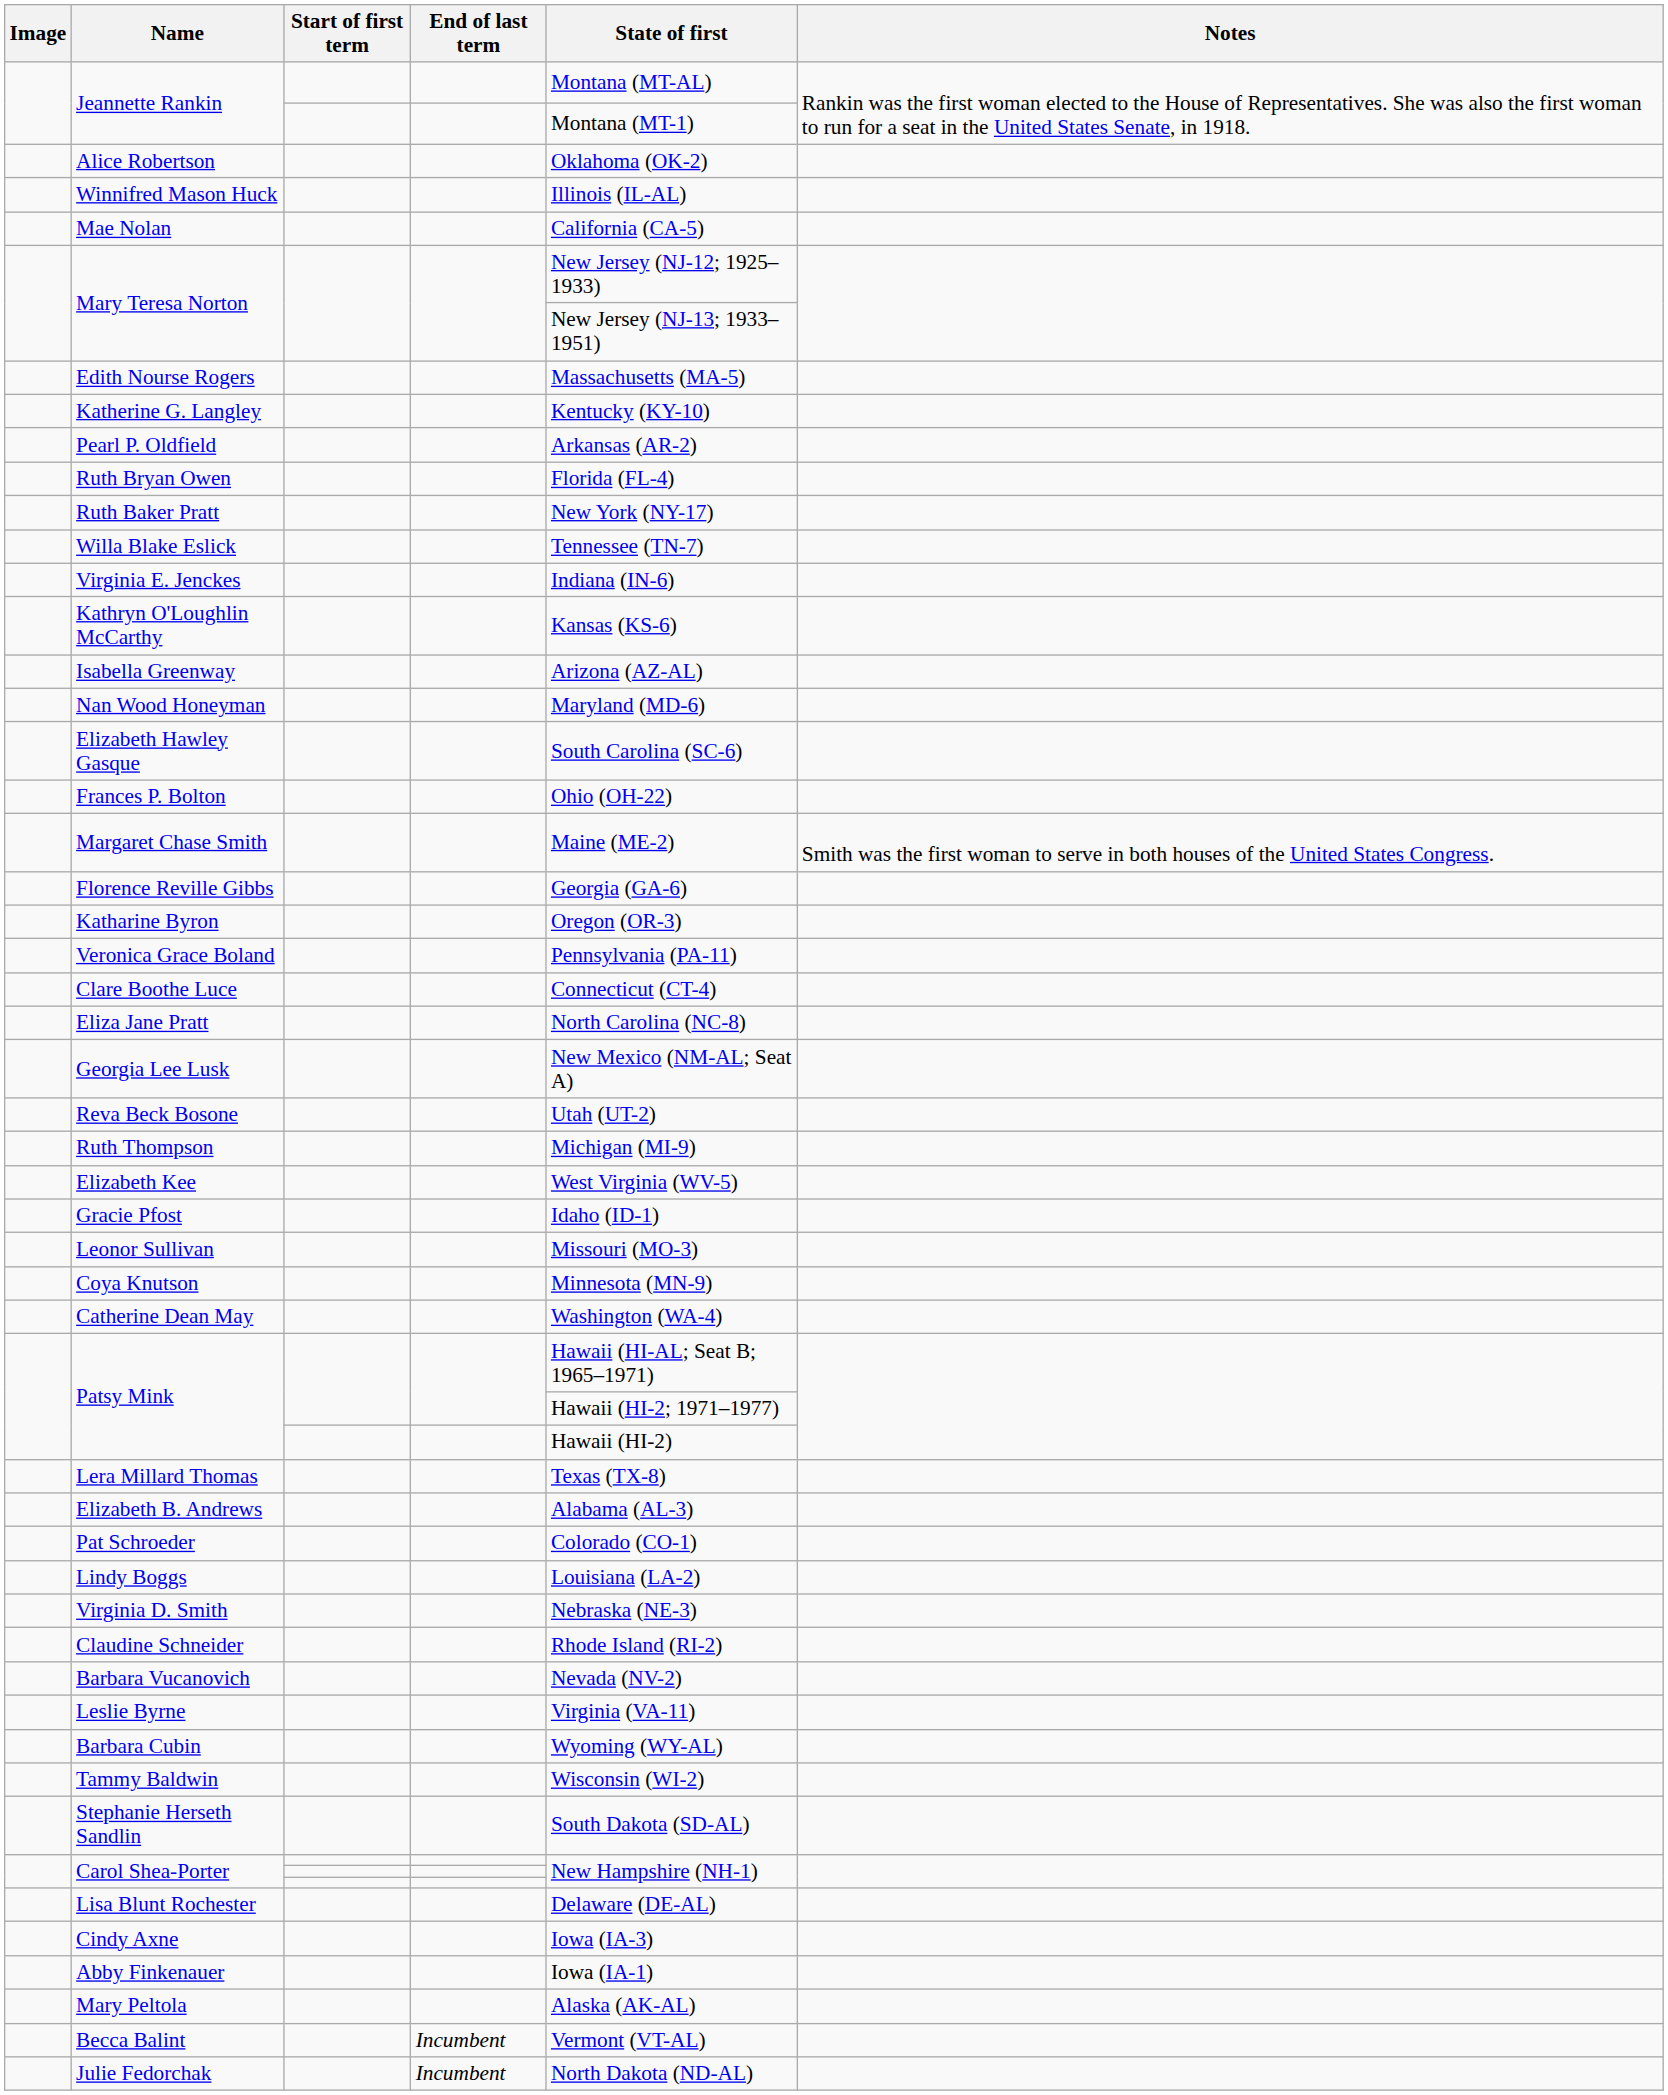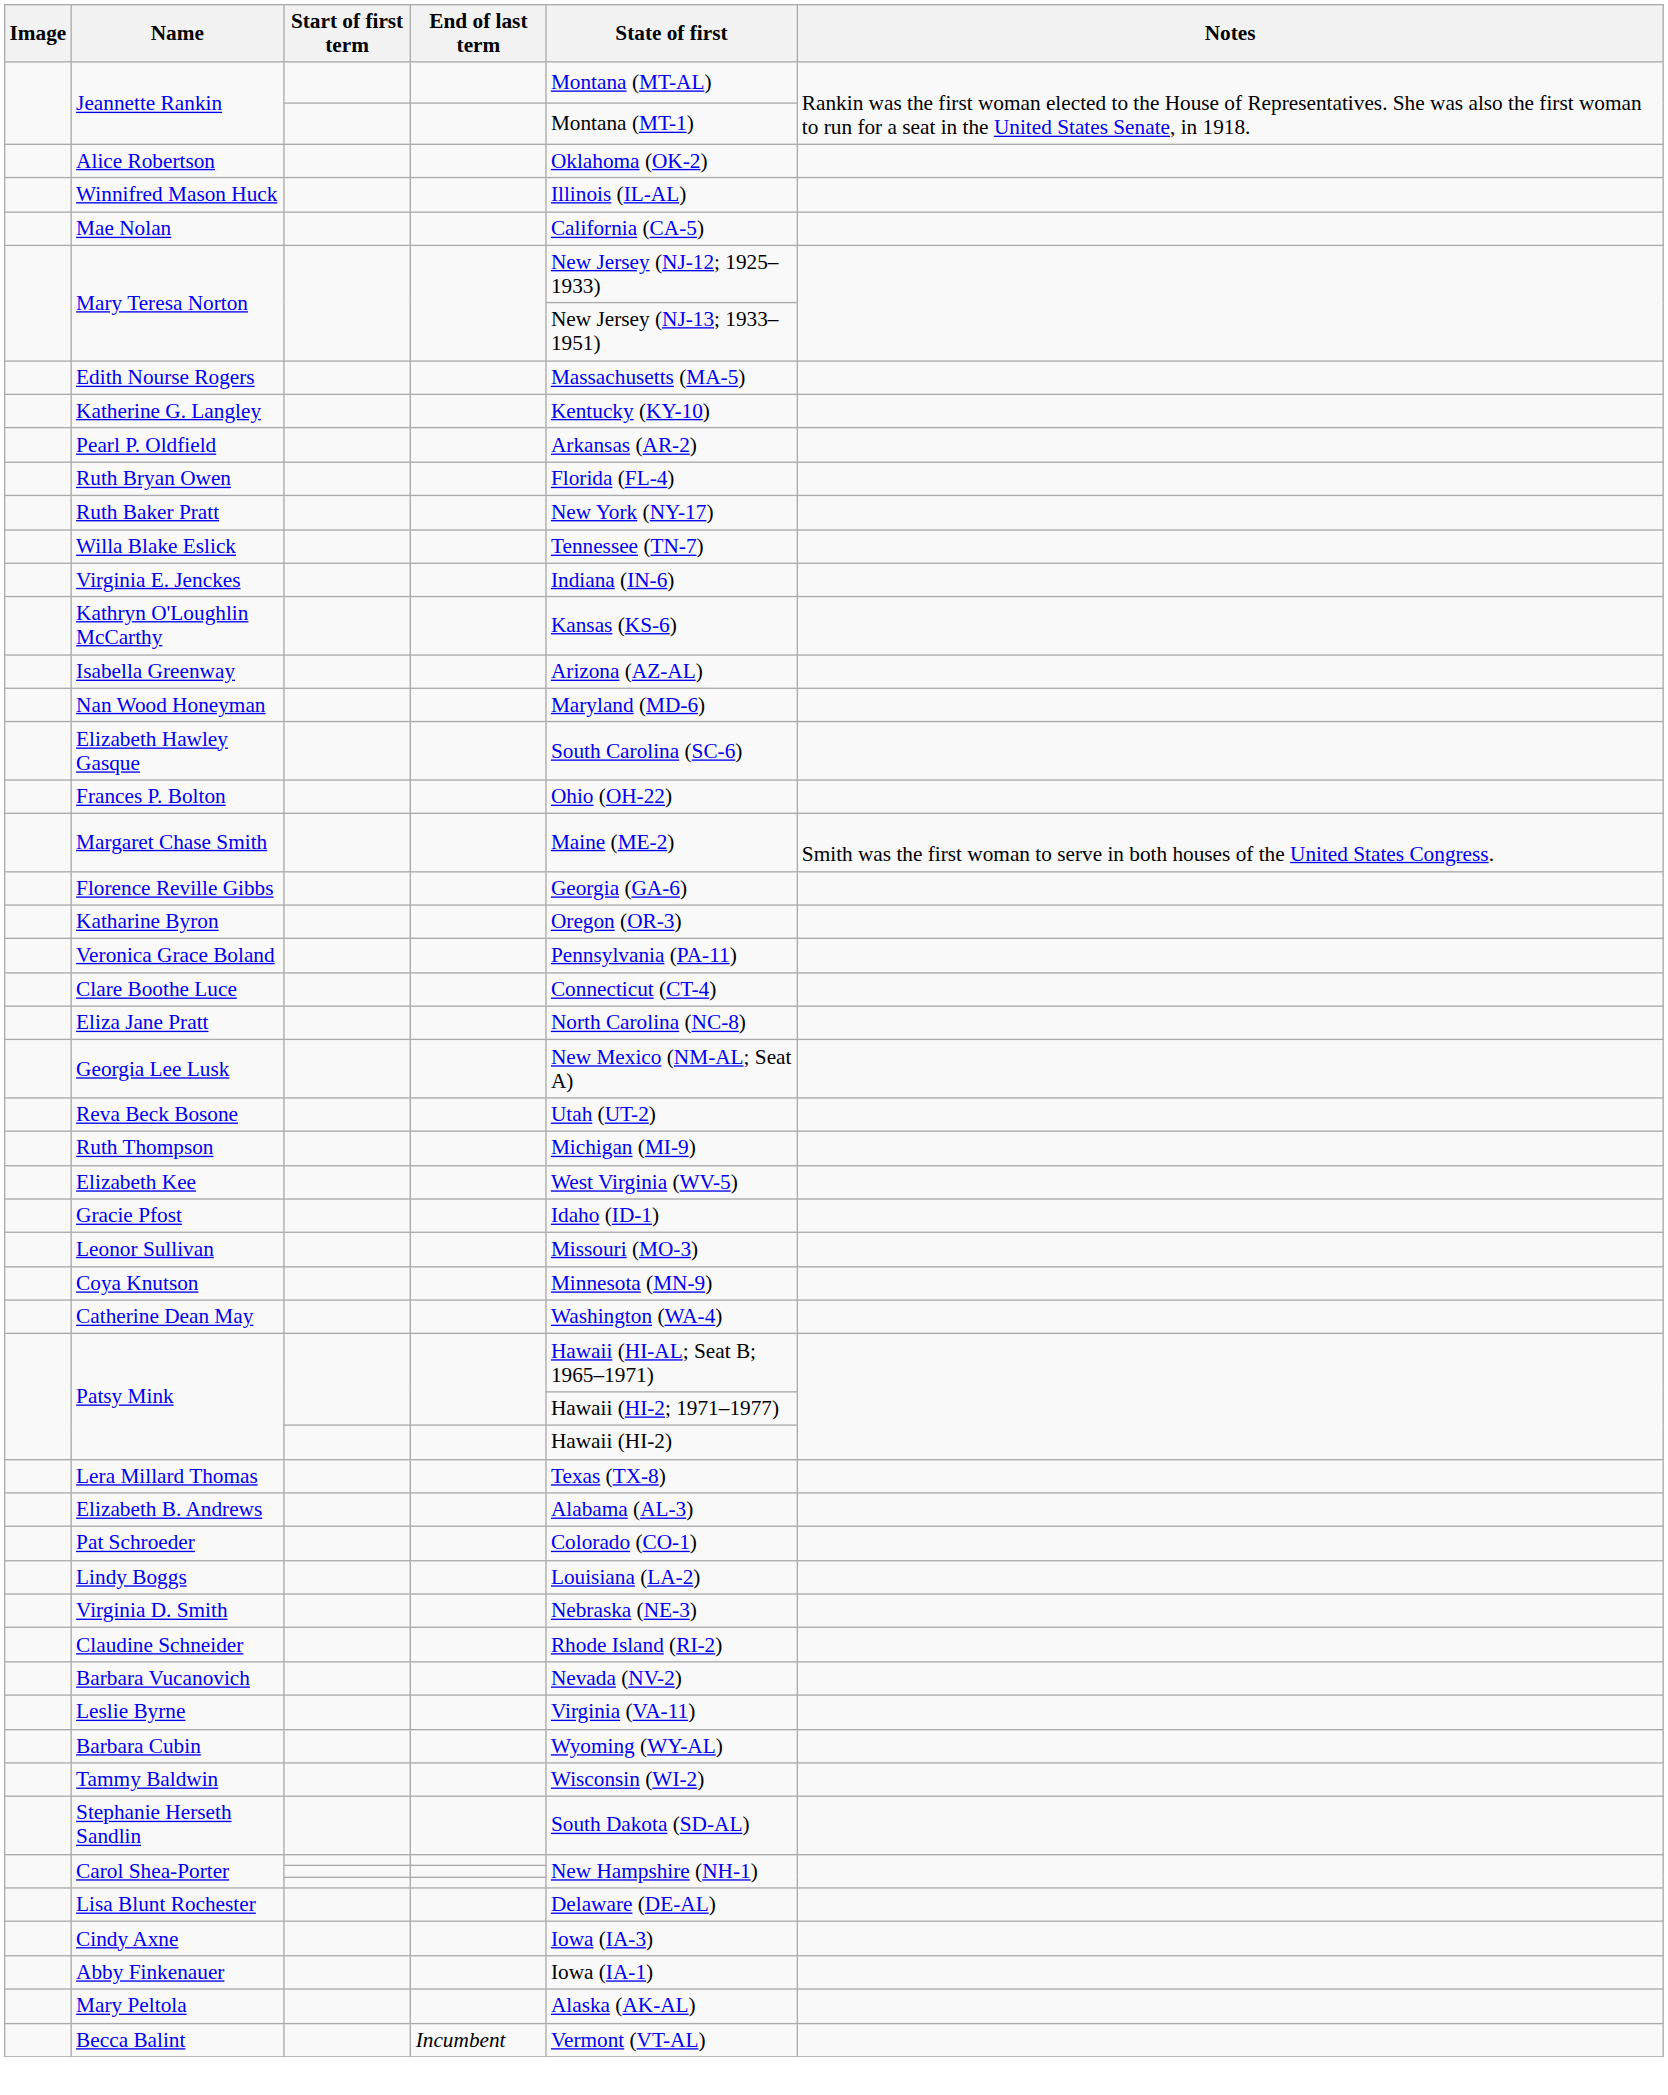- row: (144, 2073)
